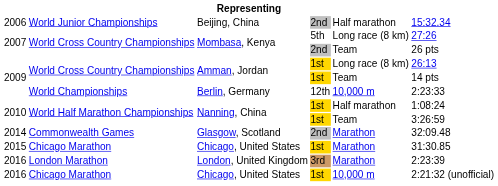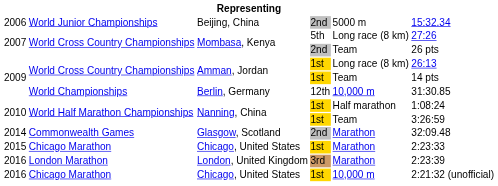(364, 22) Half marathon -> (349, 22) 5000 m
(428, 91) 2:23:33 -> (431, 91) 31:30.85
(431, 147) 31:30.85 -> (428, 147) 2:23:33
